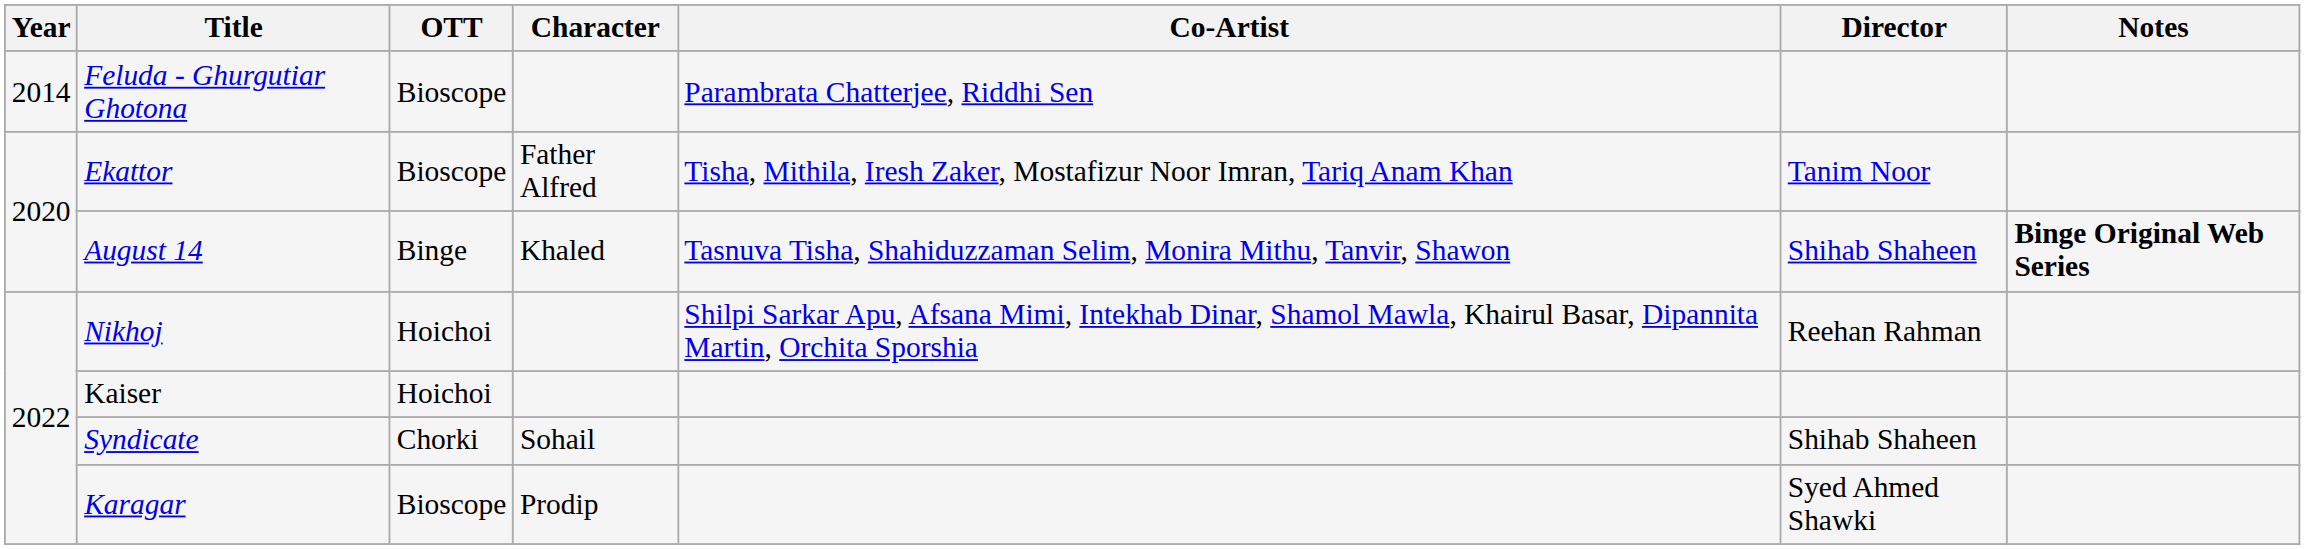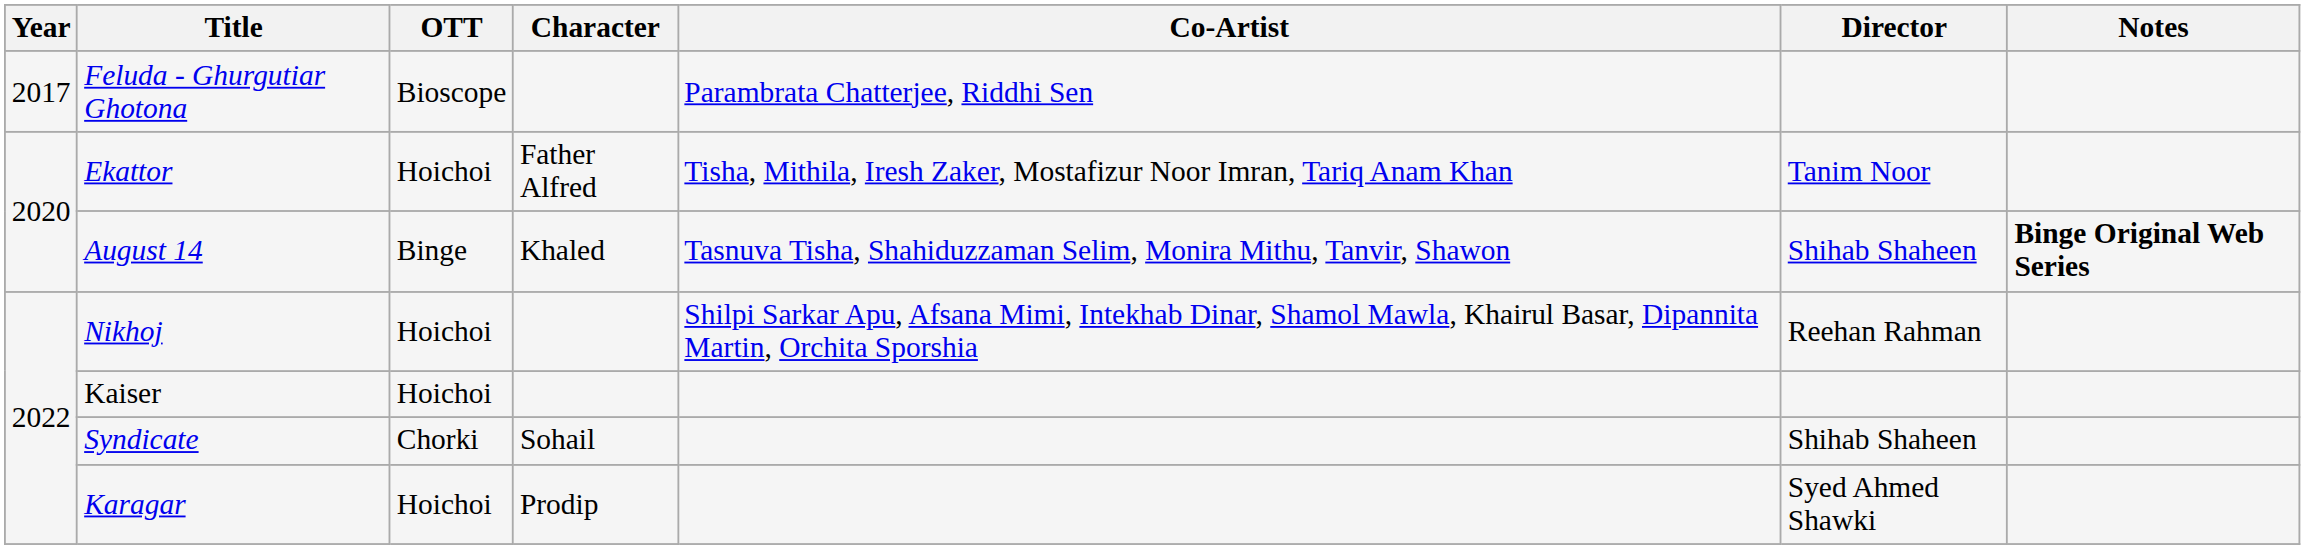(41, 91) 2014 -> (41, 91) 2017
(452, 170) Bioscope -> (444, 170) Hoichoi
(452, 503) Bioscope -> (444, 503) Hoichoi
